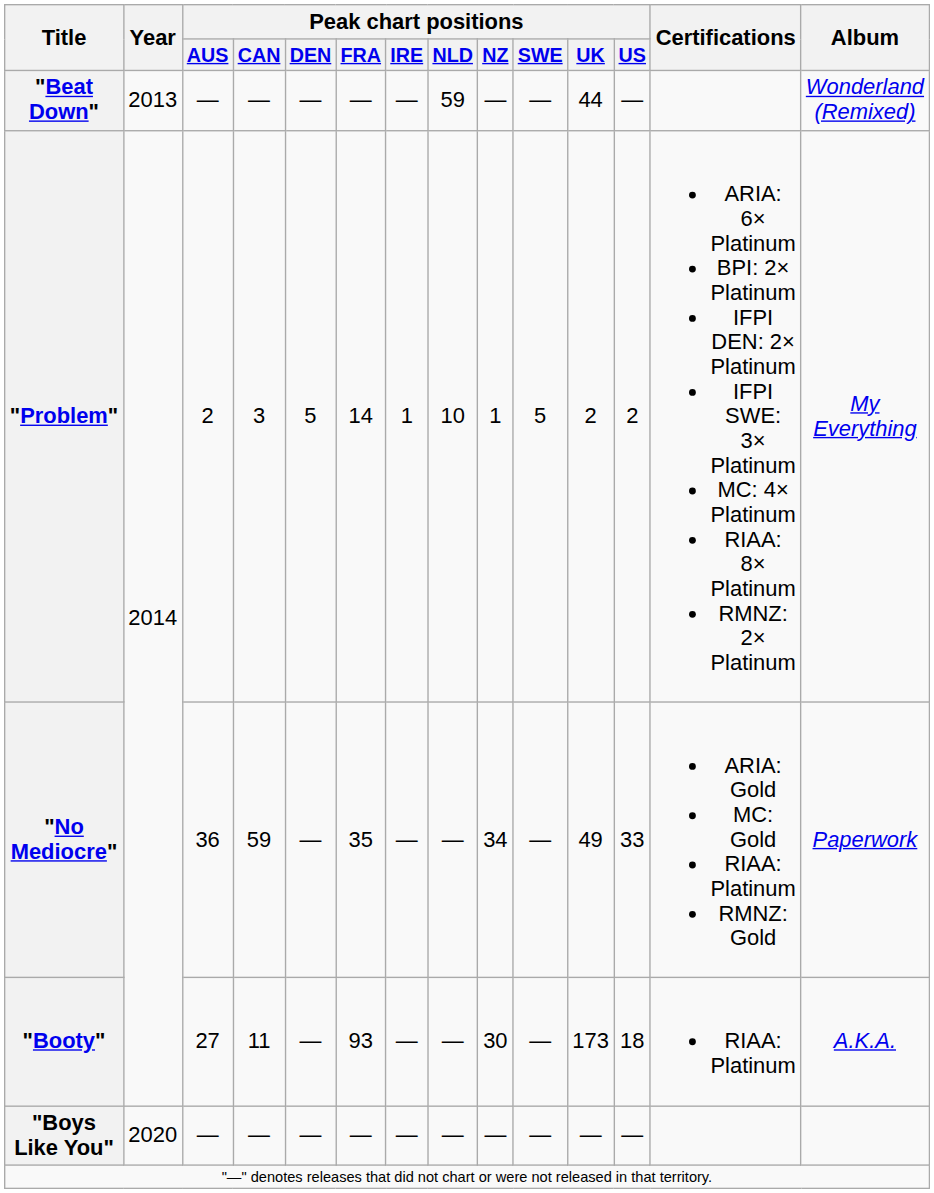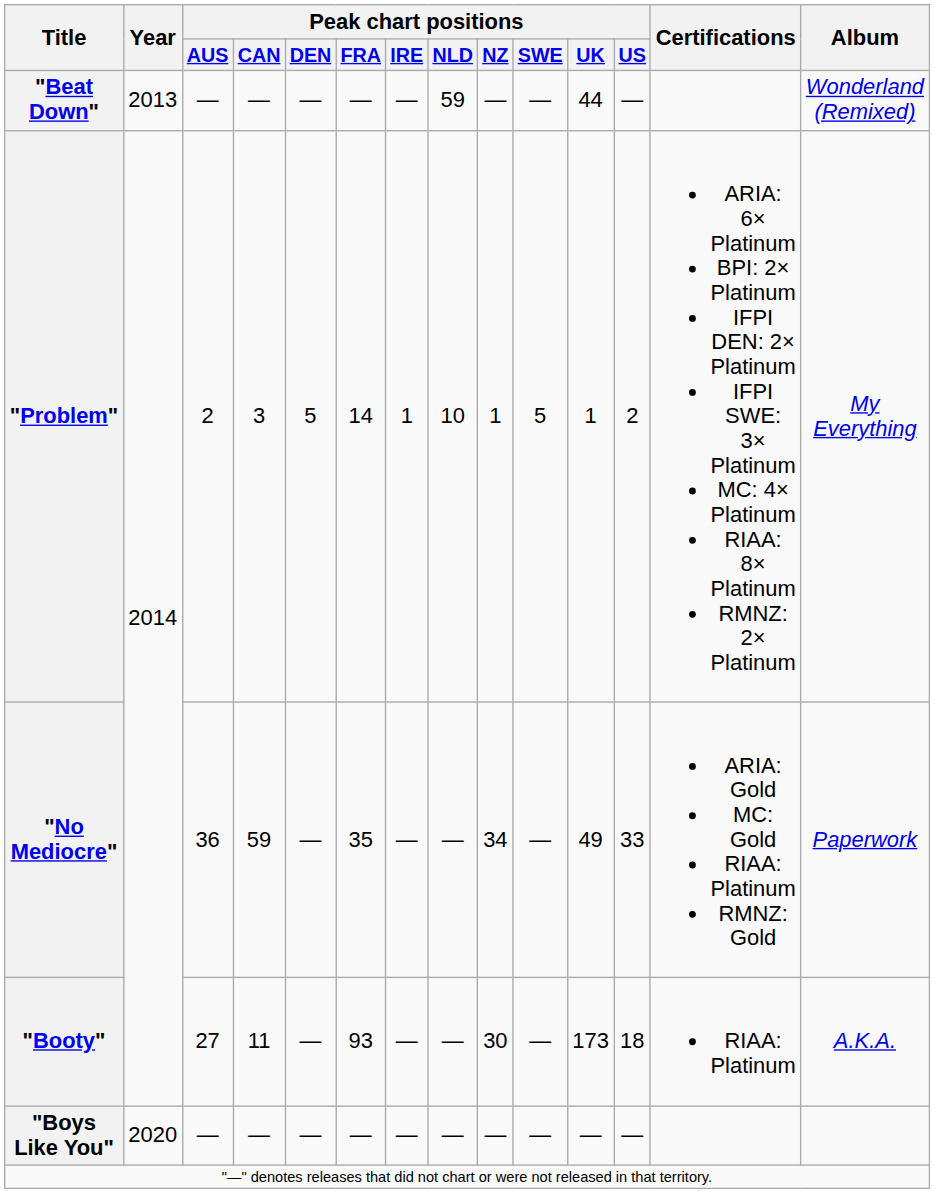(591, 415) 2 -> (591, 415) 1
